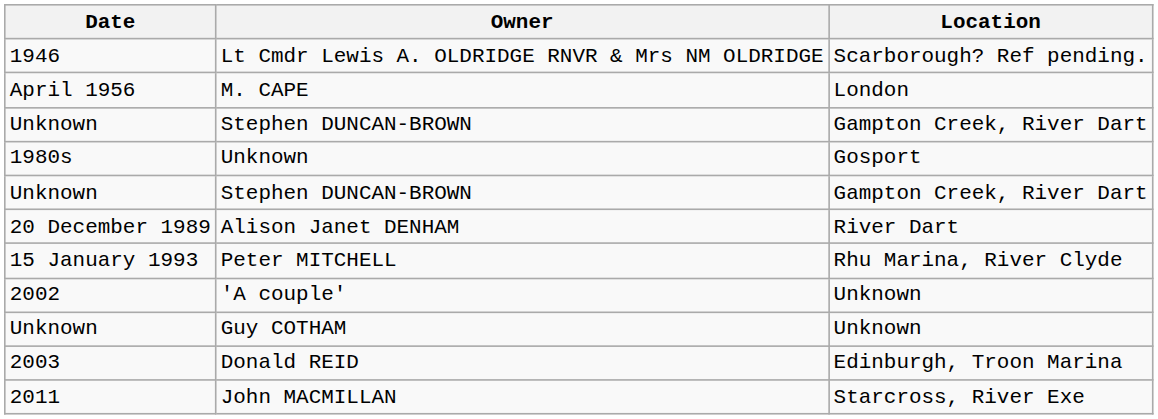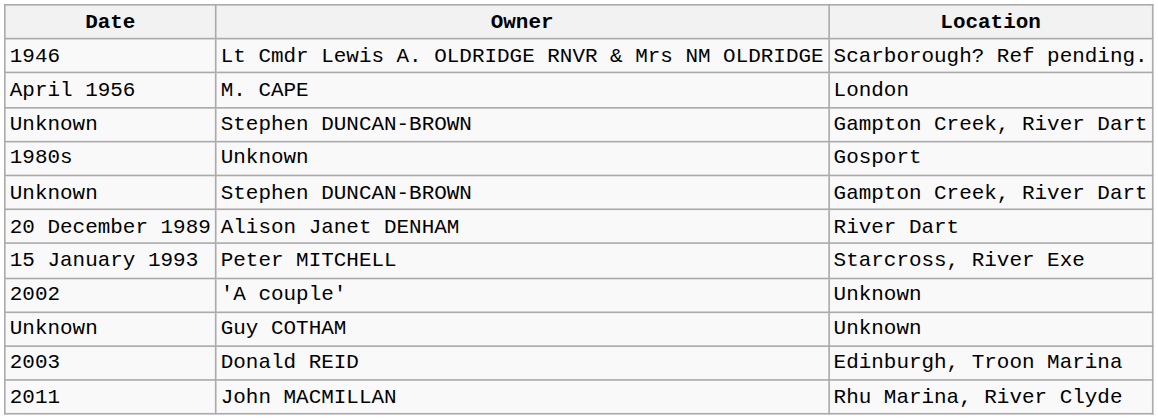(978, 261) Rhu Marina, River Clyde -> (959, 261) Starcross, River Exe
(959, 397) Starcross, River Exe -> (978, 397) Rhu Marina, River Clyde
